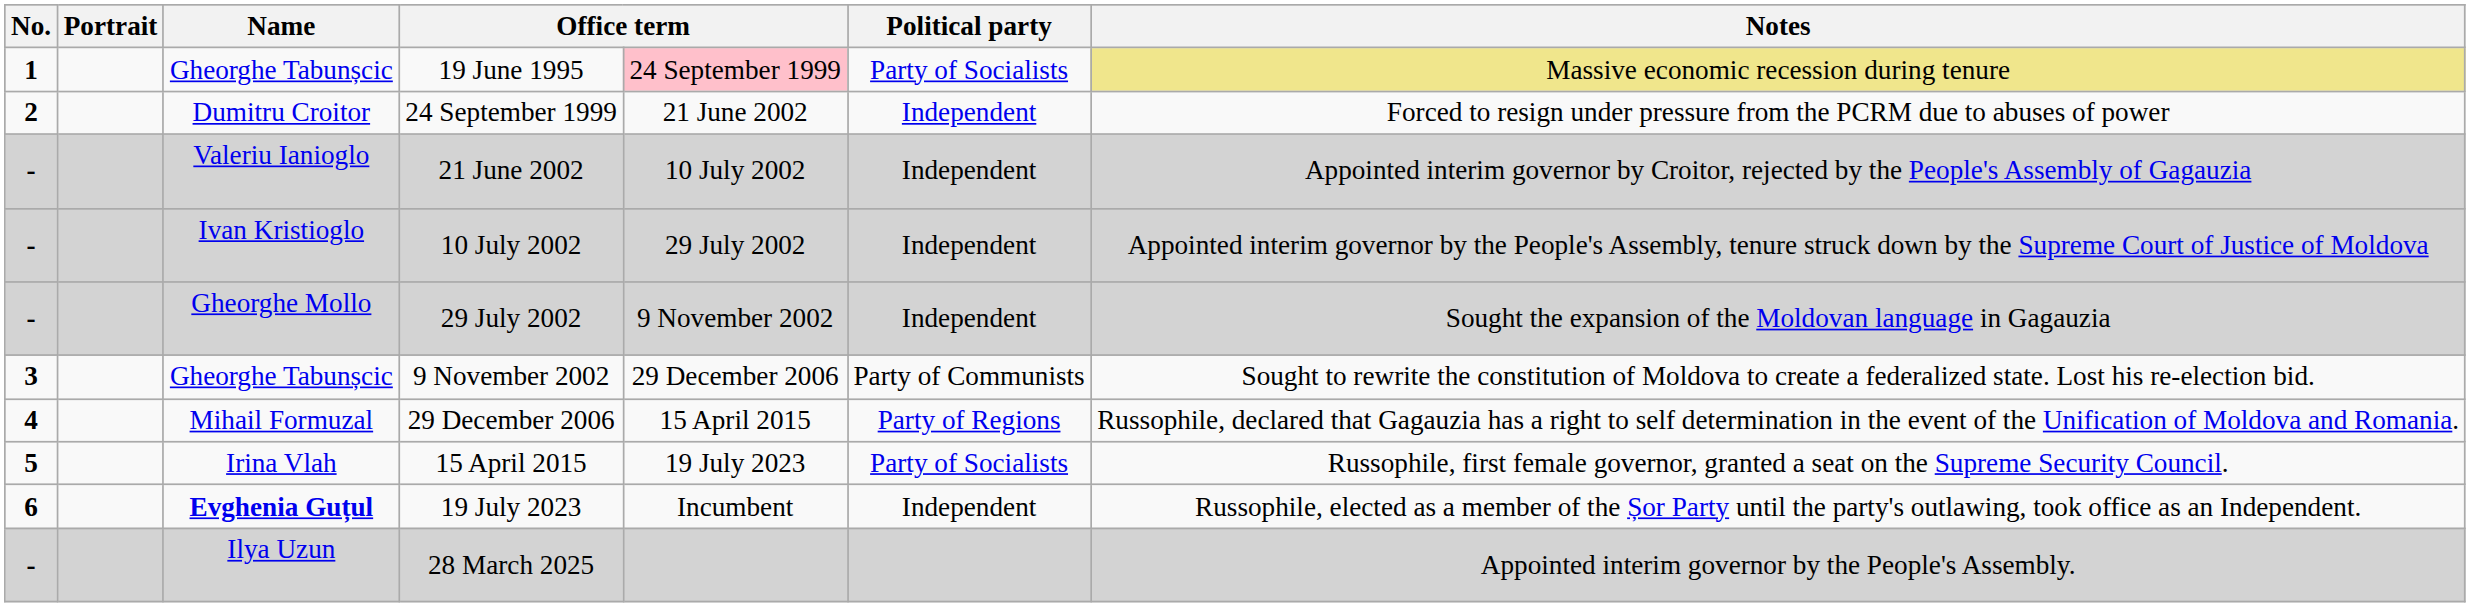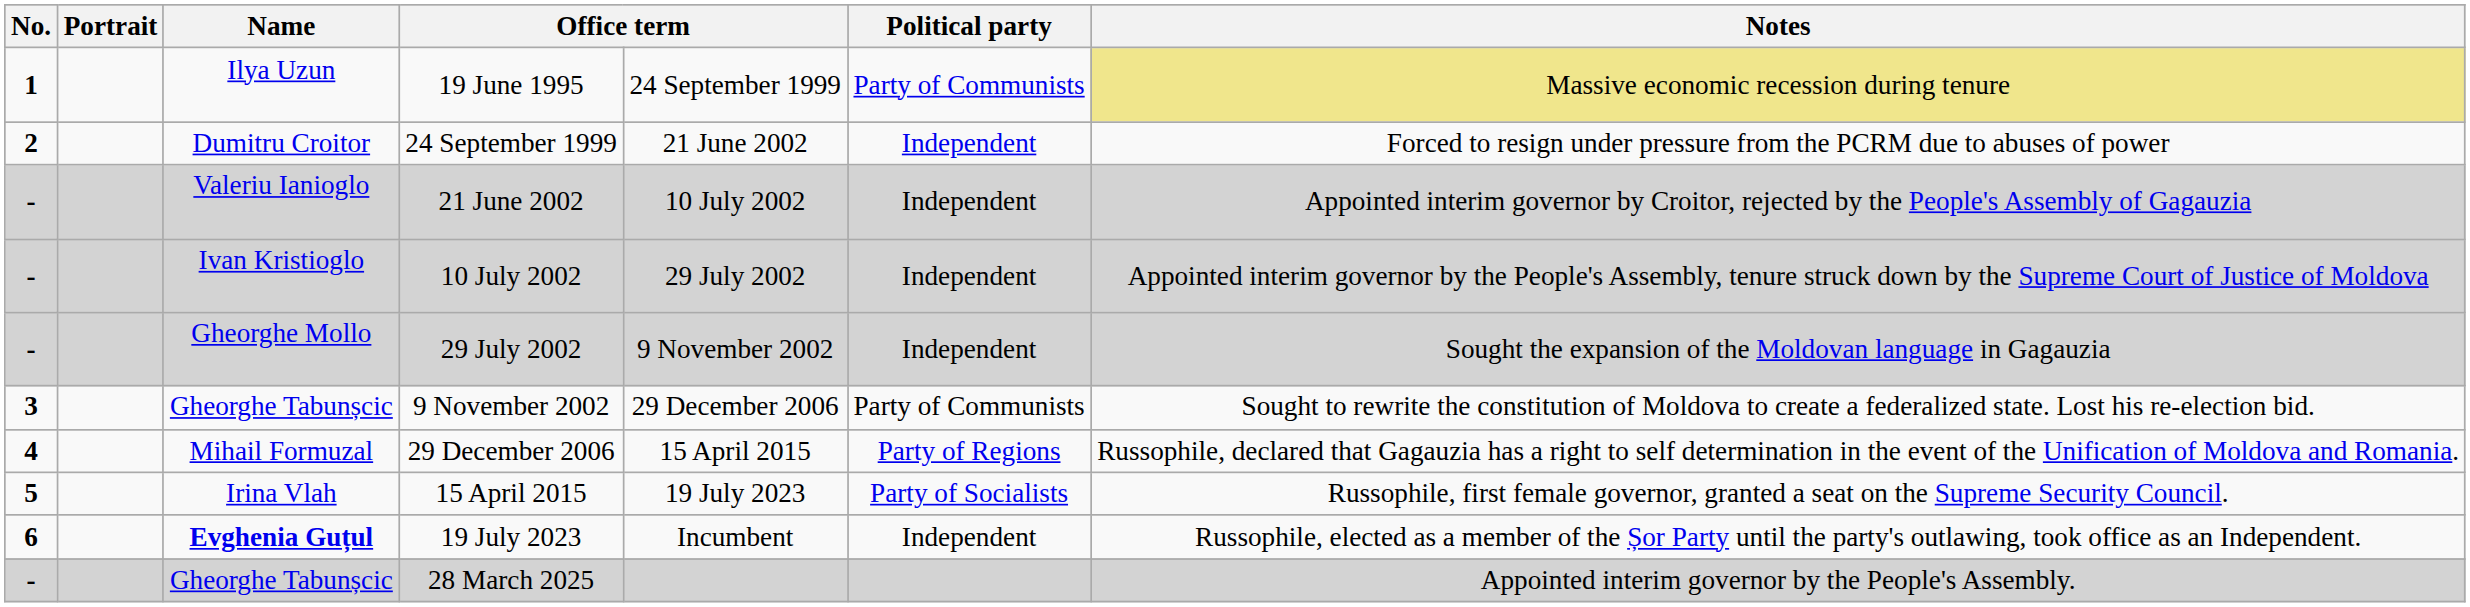(281, 69) Gheorghe Tabunșcic -> (281, 69) Ilya Uzun
(735, 69) pink background -> (735, 84) no background
(969, 69) Party of Socialists -> (969, 84) Party of Communists
(281, 549) Ilya Uzun -> (281, 579) Gheorghe Tabunșcic
